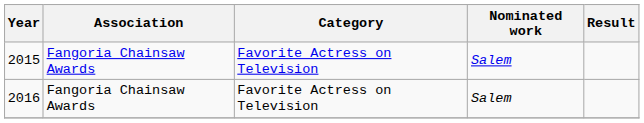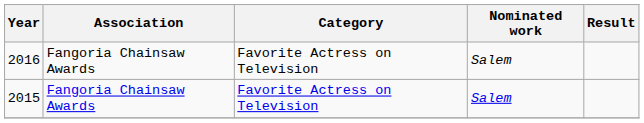rows swapped: (24, 61) <-> (24, 99)
